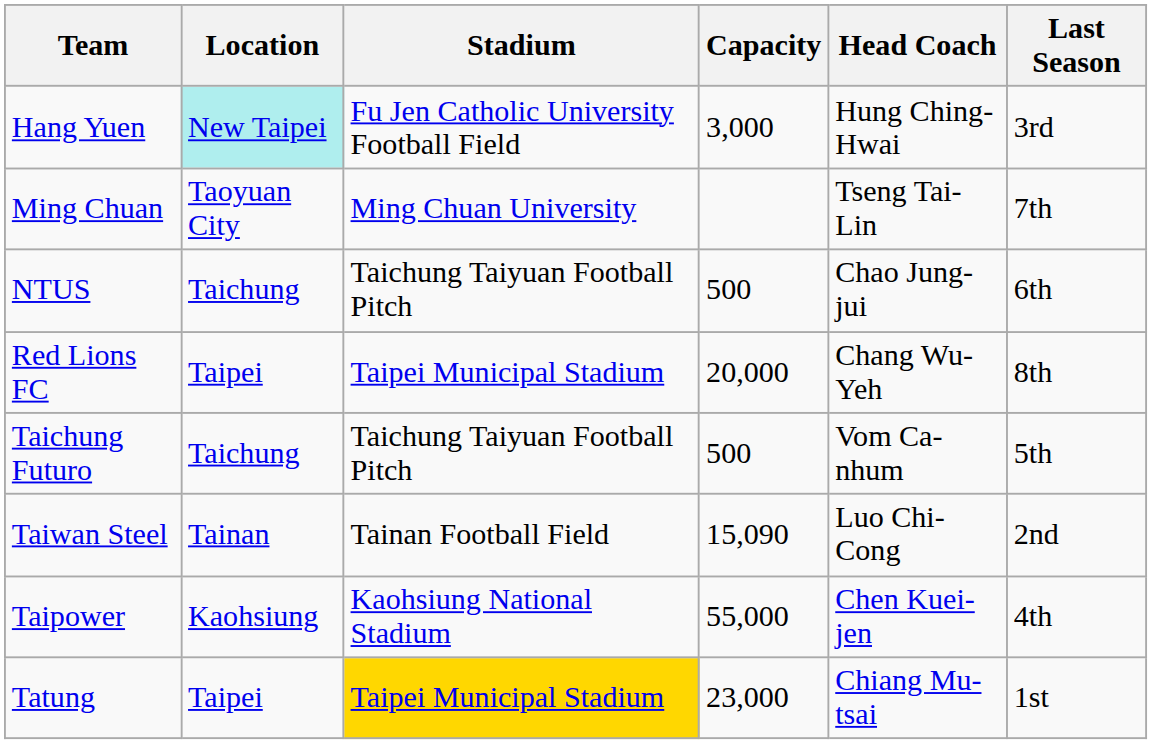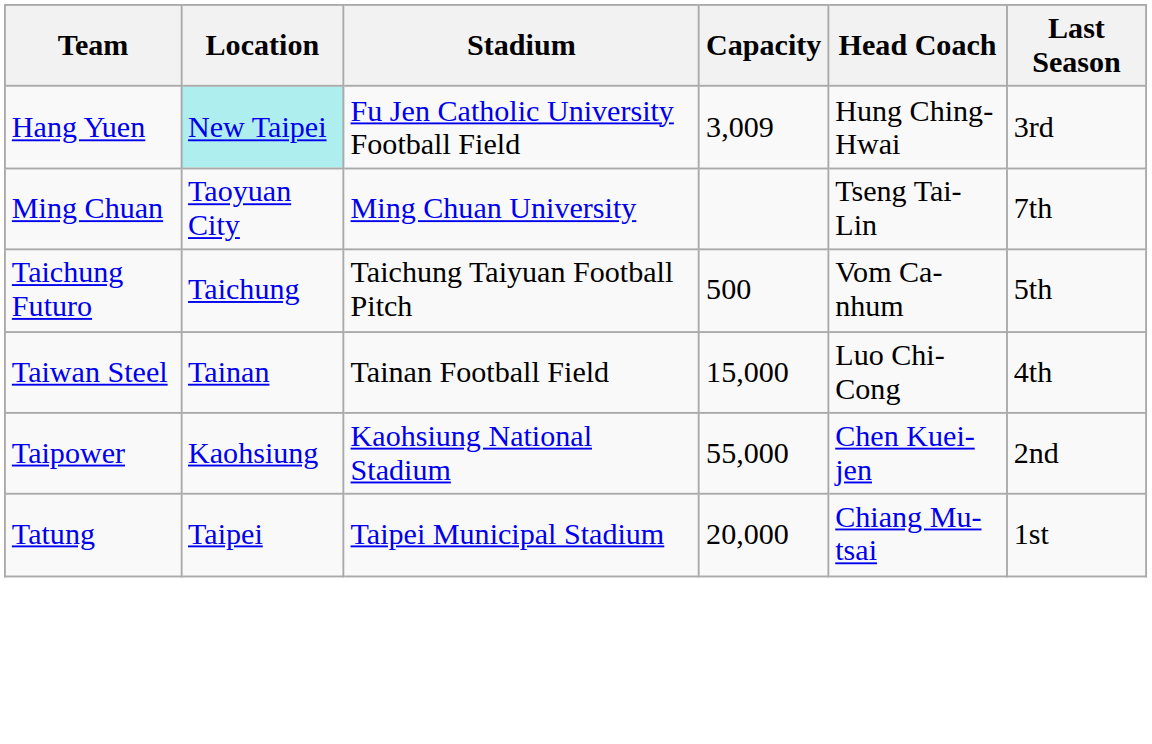(740, 126) 3,000 -> (740, 126) 3,009
- row: (51, 289)
- row: (74, 371)
(747, 534) 15,090 -> (747, 371) 15,000
(1036, 534) 2nd -> (1033, 371) 4th
(1033, 616) 4th -> (1036, 452) 2nd
(507, 697) gold background -> (507, 534) no background
(747, 697) 23,000 -> (747, 534) 20,000
